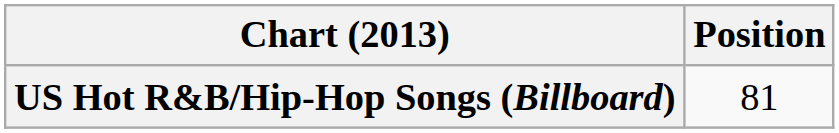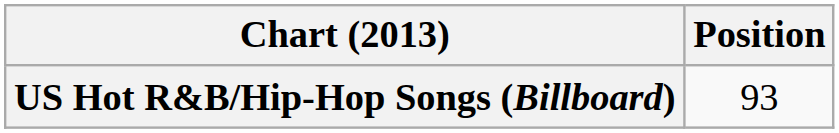(759, 95) 81 -> (759, 95) 93
